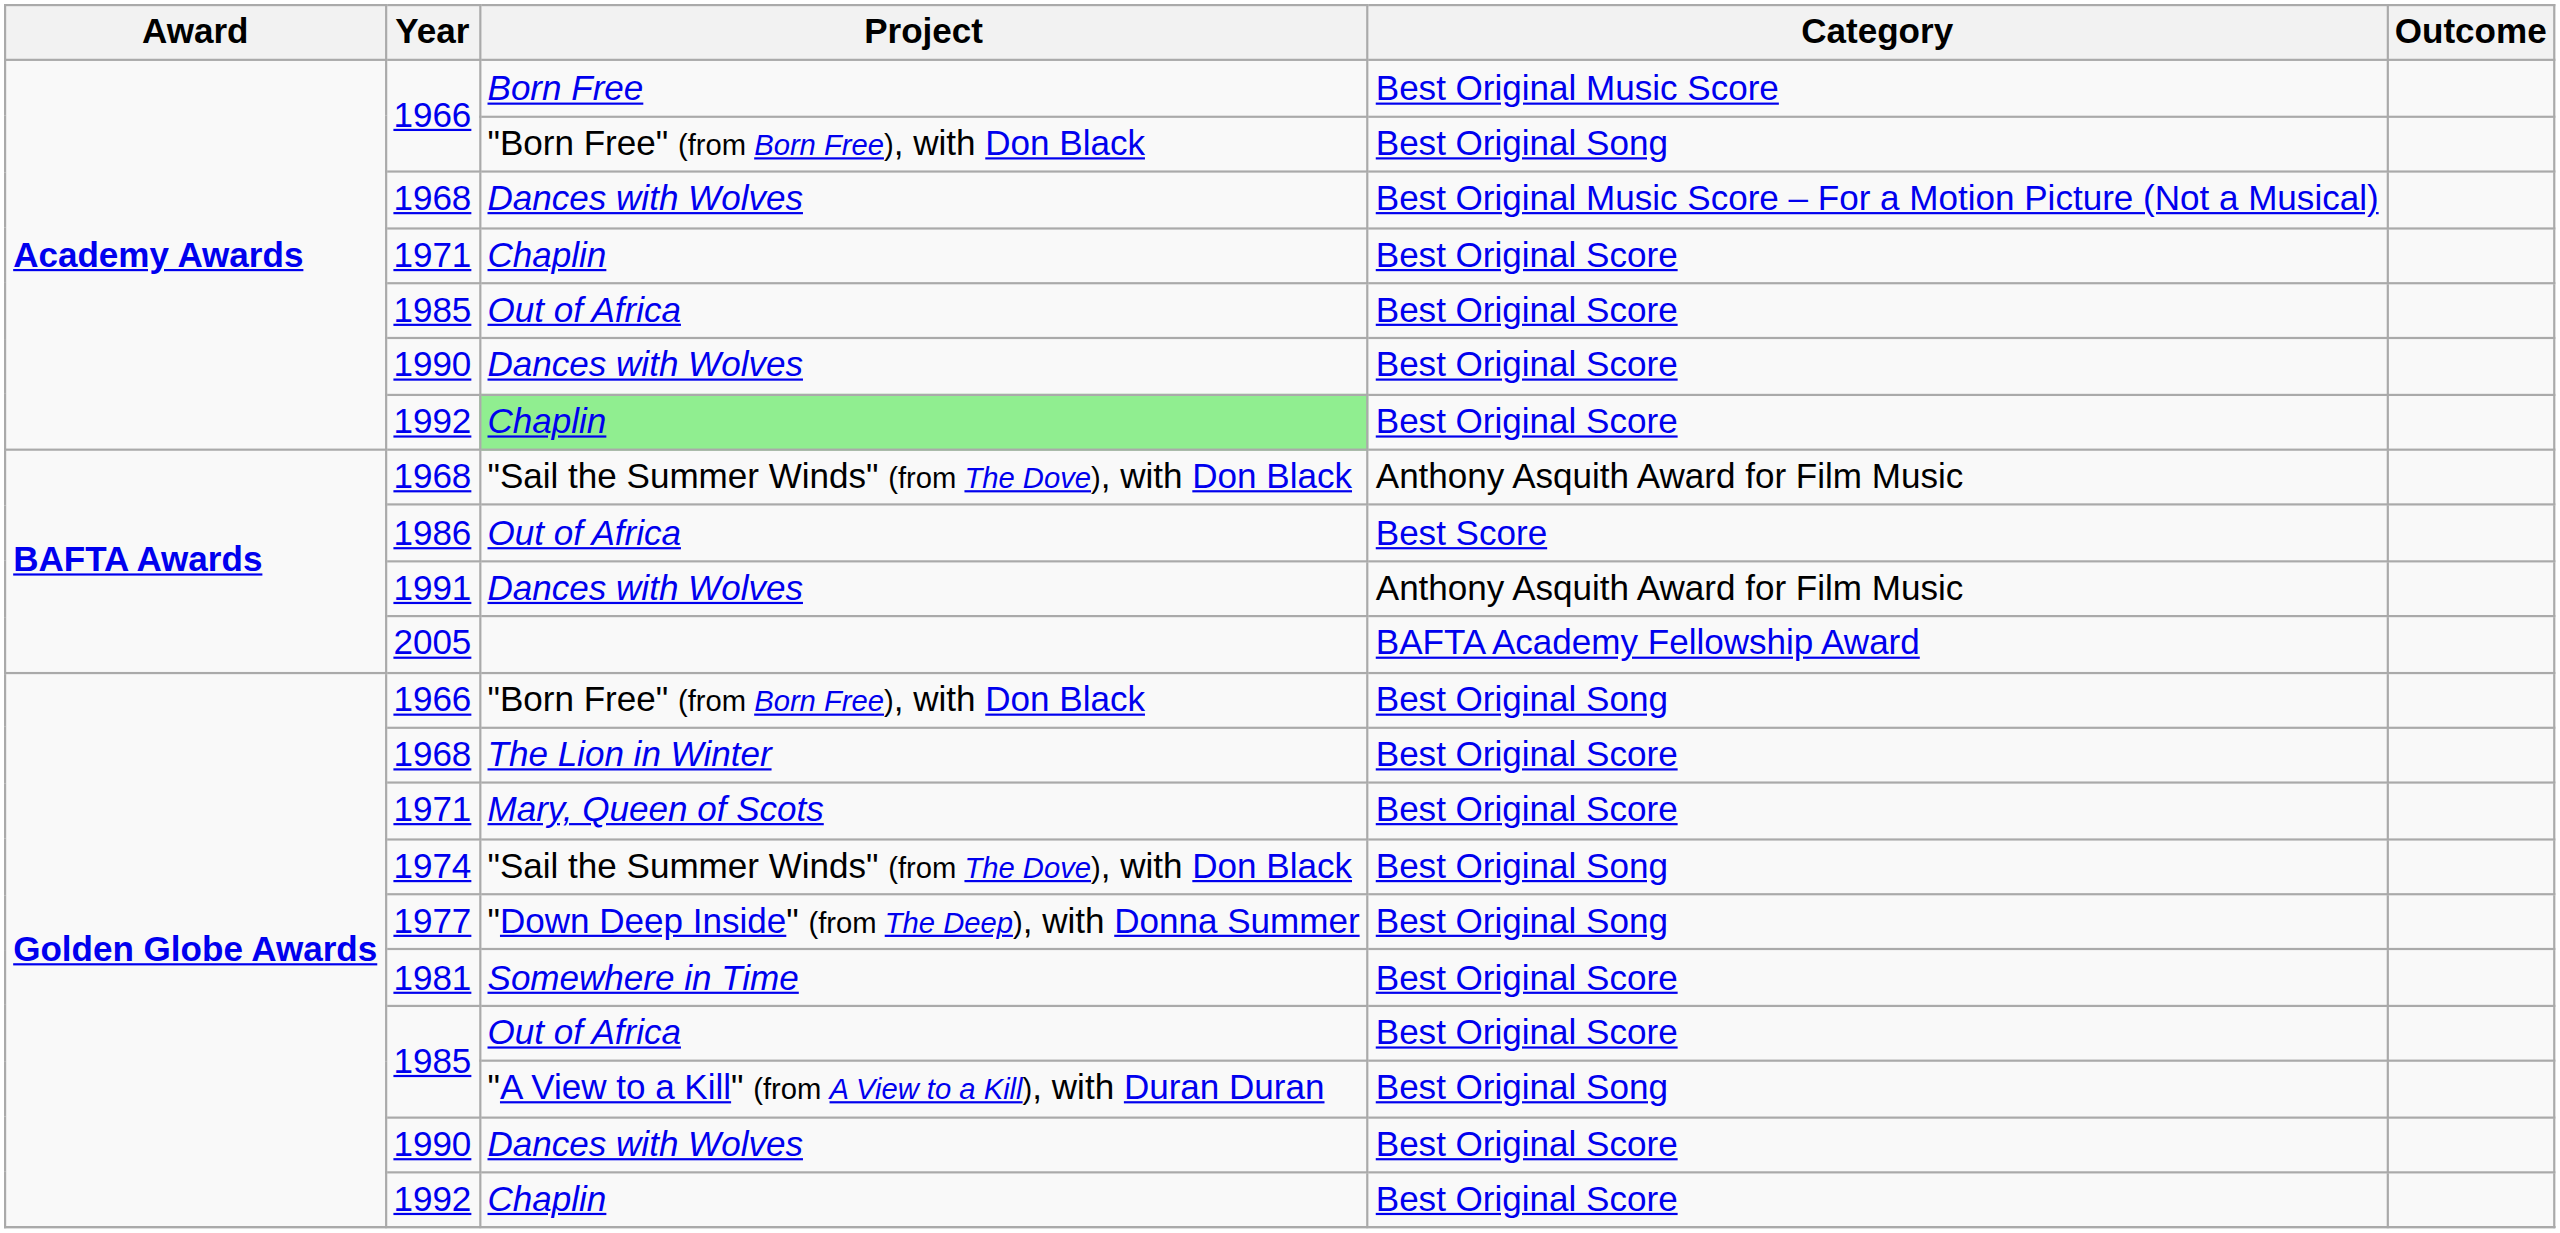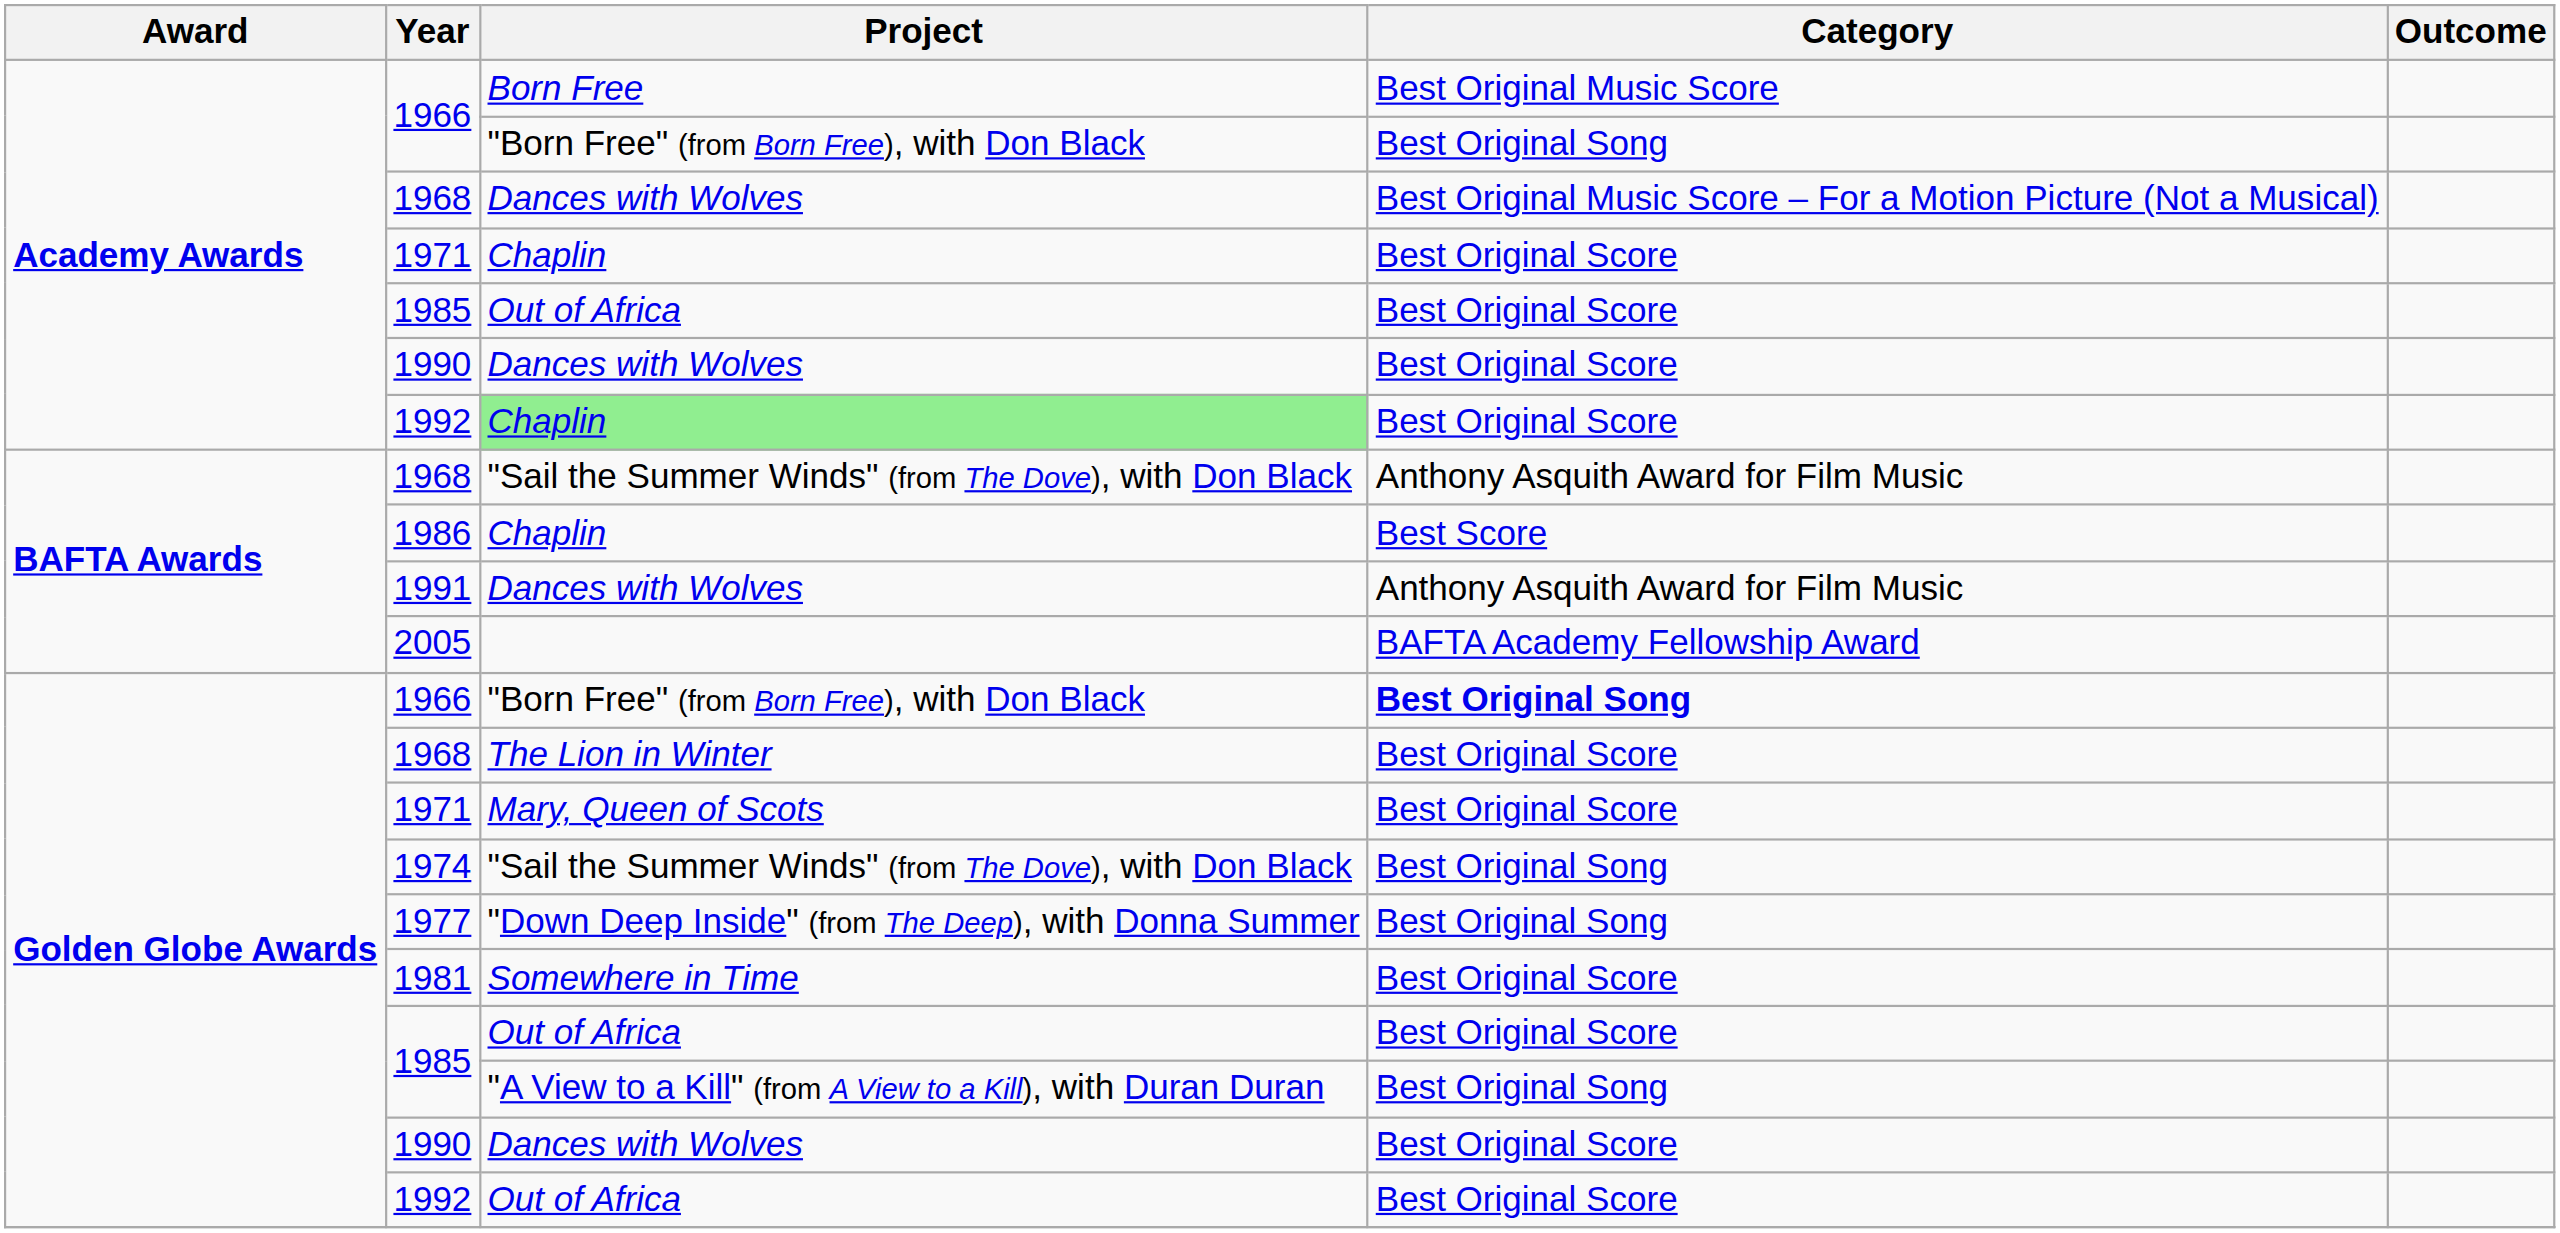(584, 532) Out of Africa -> (547, 532) Chaplin
(1522, 699) normal -> (1533, 699) bold
(547, 1199) Chaplin -> (584, 1199) Out of Africa
